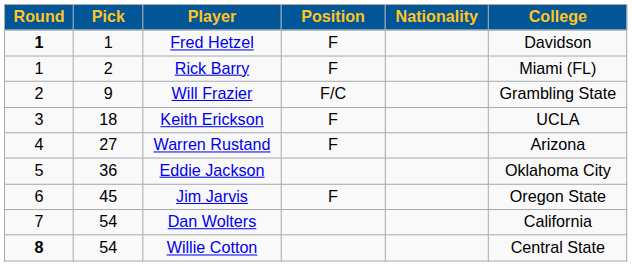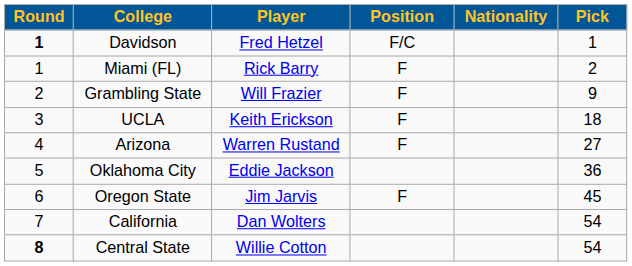columns swapped: (108, 17) <-> (558, 17)
(333, 42) F -> (402, 42) F/C
(333, 94) F/C -> (402, 94) F
